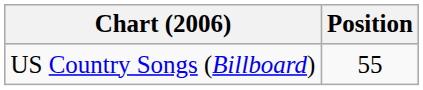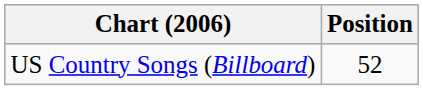(370, 63) 55 -> (370, 63) 52
